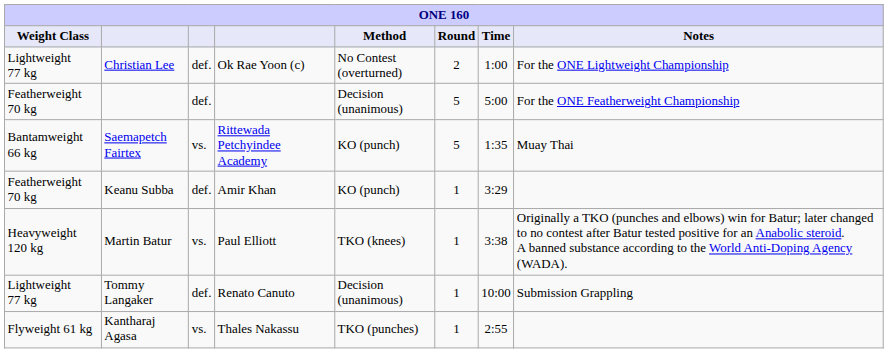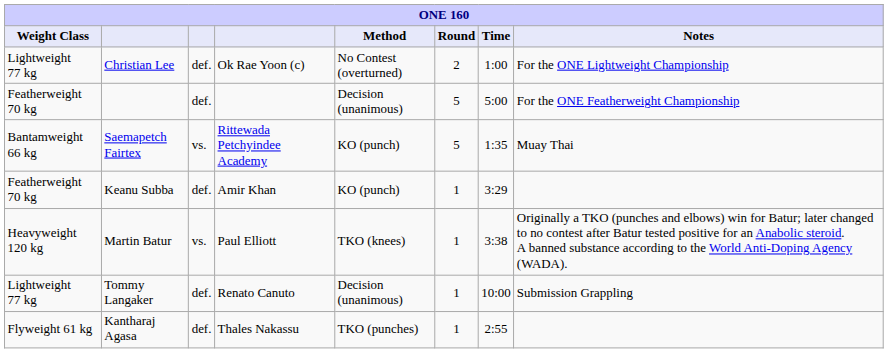(199, 329) vs. -> (202, 329) def.
